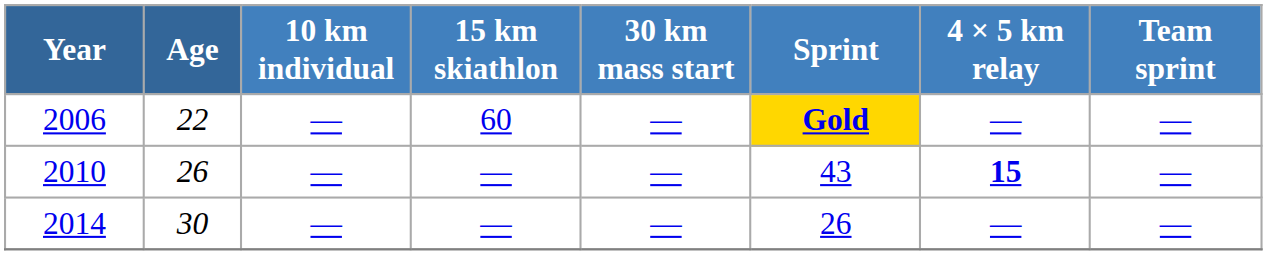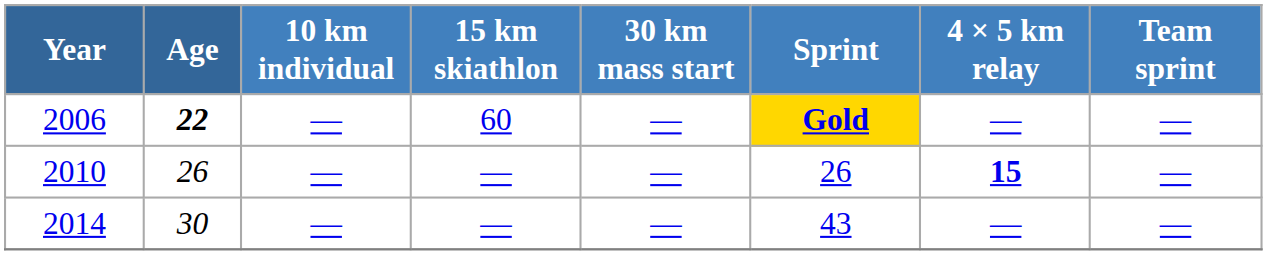(193, 119) normal -> (193, 119) bold
(836, 171) 43 -> (836, 171) 26
(836, 223) 26 -> (836, 223) 43
